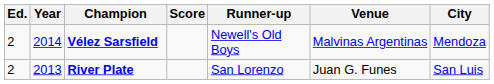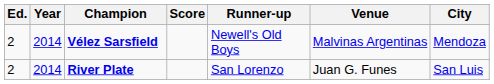(47, 69) 2013 -> (47, 69) 2014
